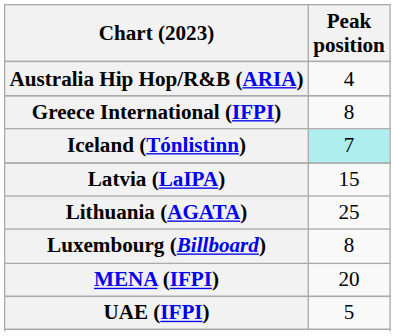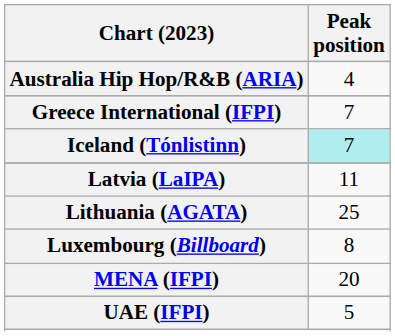(349, 111) 8 -> (349, 111) 7
(349, 178) 15 -> (349, 178) 11
